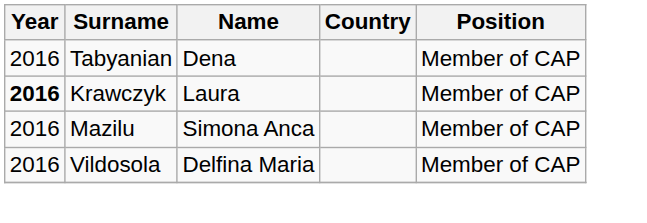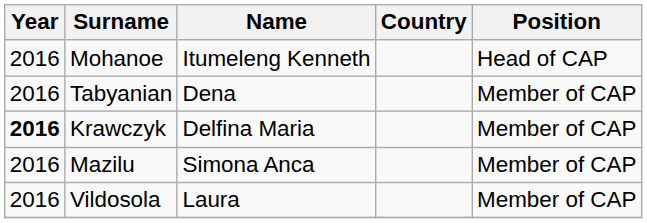+ row: (117, 57)
(211, 93) Laura -> (248, 128) Delfina Maria
(248, 164) Delfina Maria -> (211, 199) Laura
